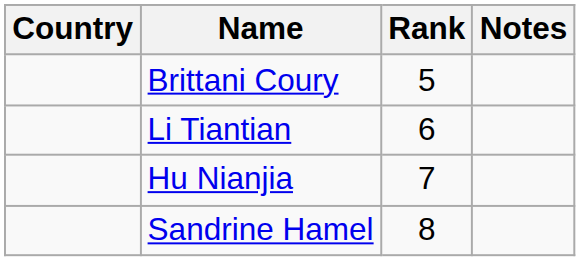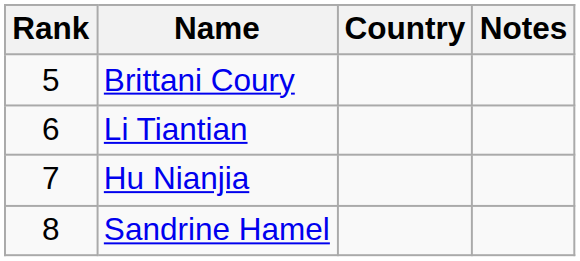columns swapped: (427, 29) <-> (73, 29)
